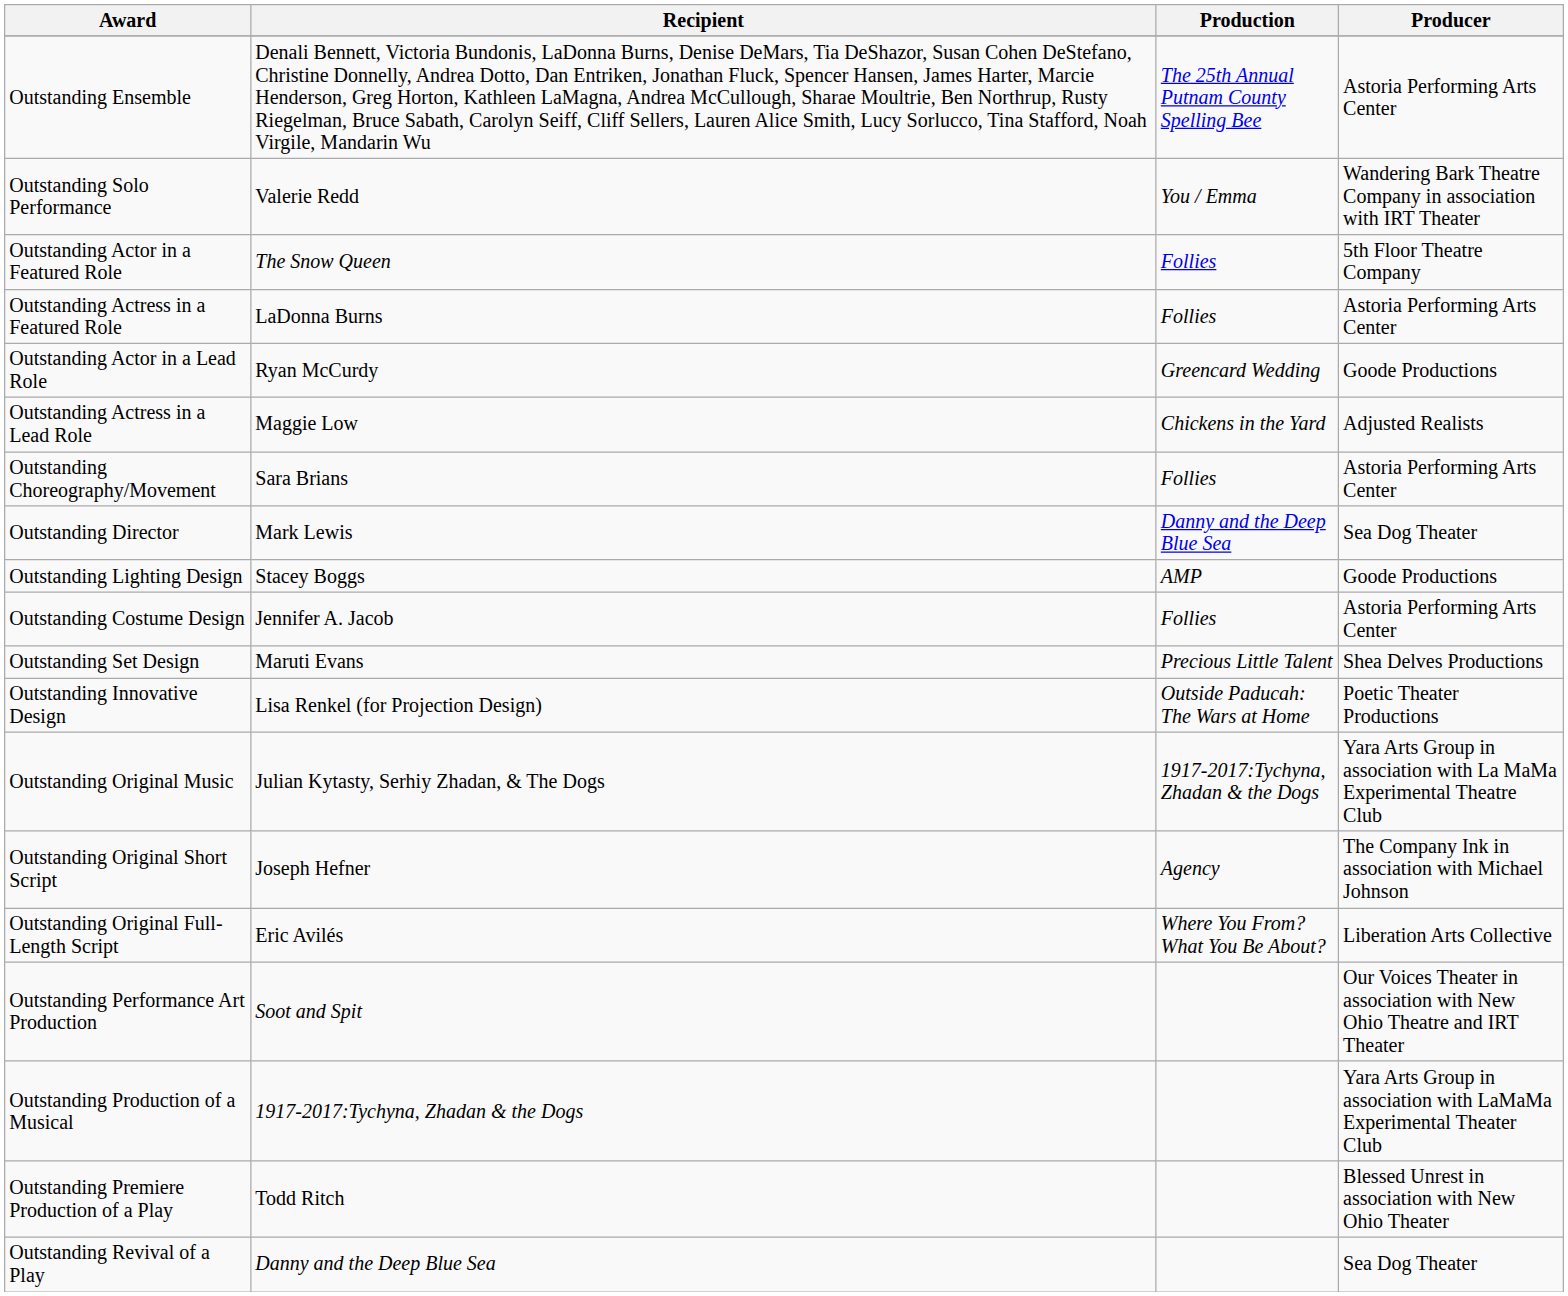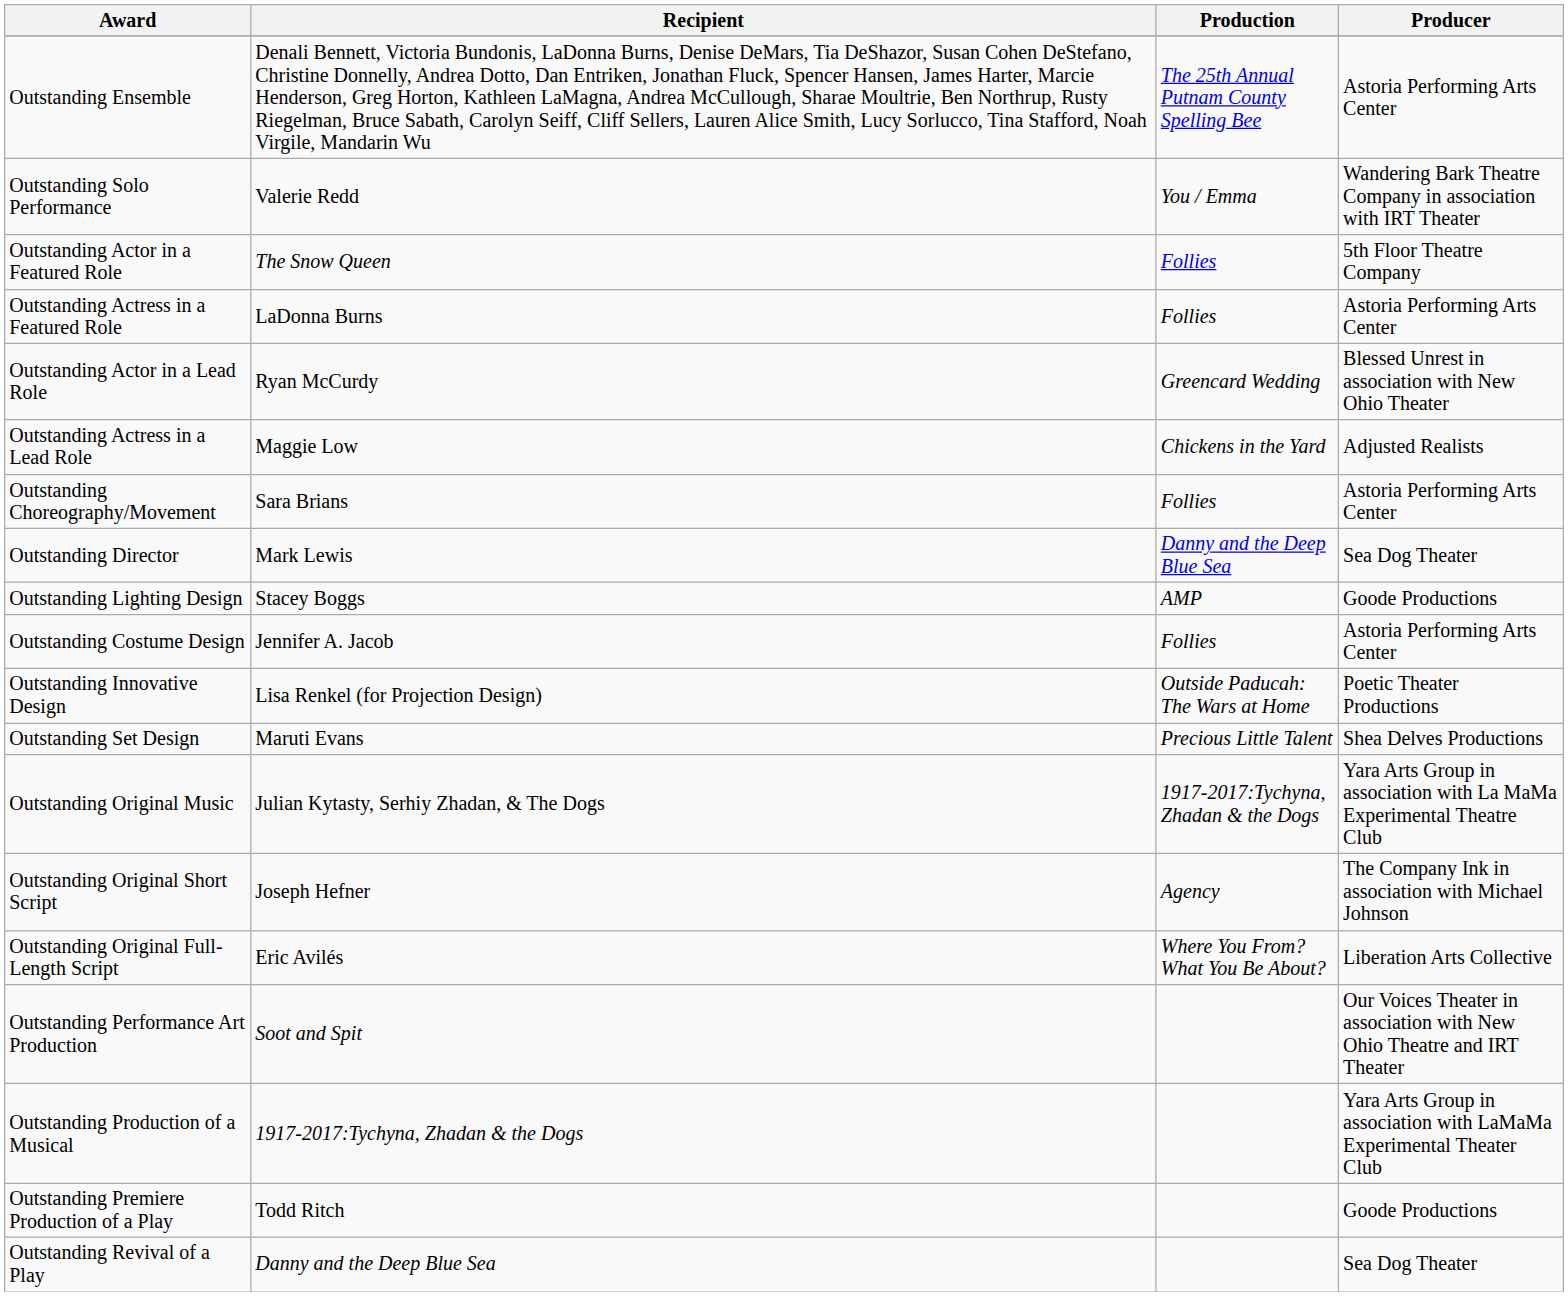(1420, 370) Goode Productions -> (1429, 381) Blessed Unrest in association with New Ohio Theater
rows swapped: (104, 661) <-> (103, 704)
(1429, 1198) Blessed Unrest in association with New Ohio Theater -> (1420, 1210) Goode Productions
